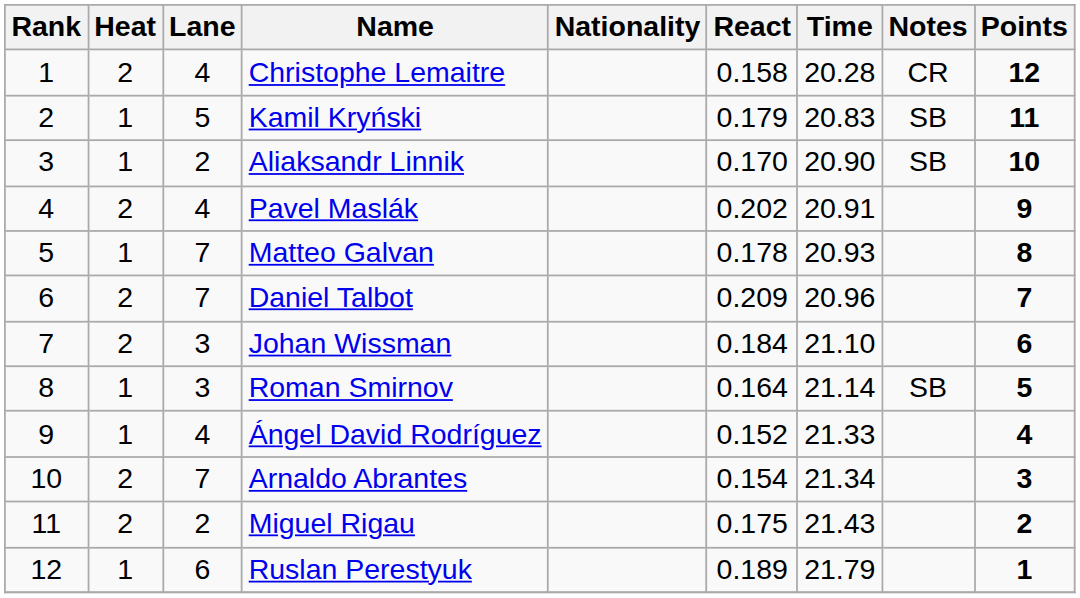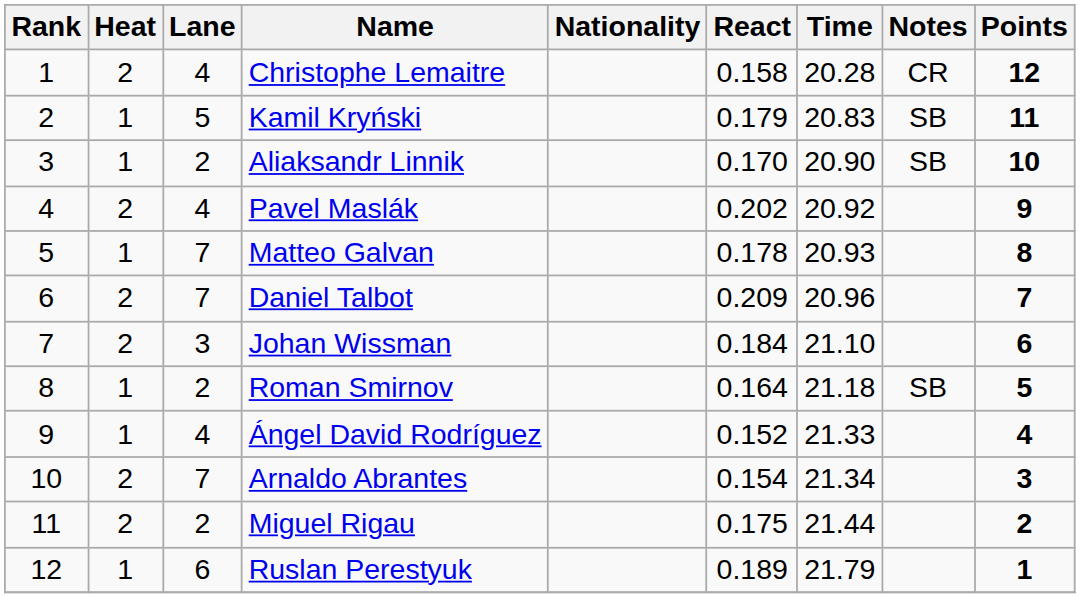(840, 207) 20.91 -> (840, 207) 20.92
(202, 388) 3 -> (202, 388) 2
(840, 388) 21.14 -> (840, 388) 21.18
(840, 523) 21.43 -> (840, 523) 21.44
